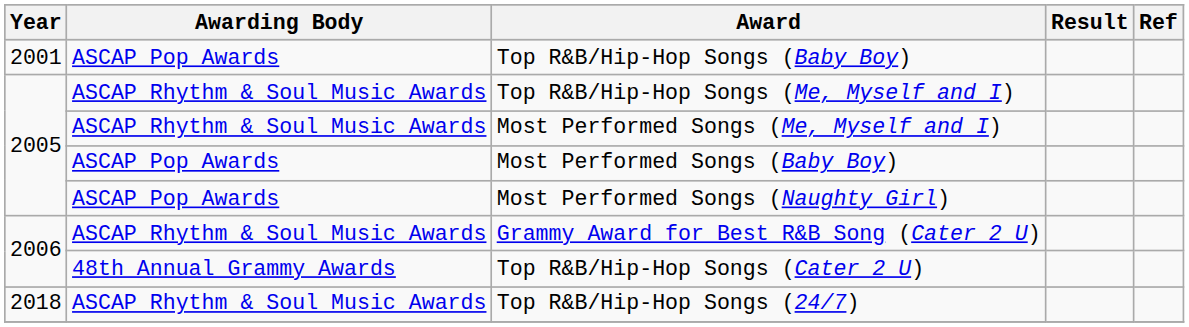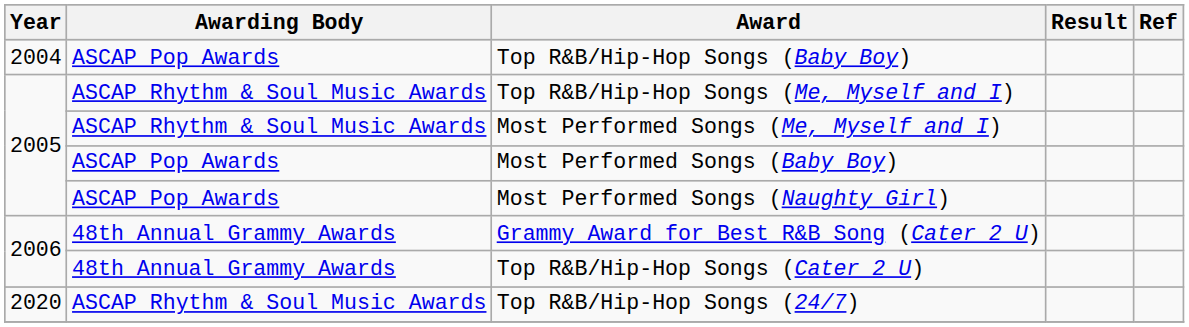(36, 58) 2001 -> (36, 58) 2004
(279, 233) ASCAP Rhythm & Soul Music Awards -> (234, 233) 48th Annual Grammy Awards
(36, 304) 2018 -> (36, 304) 2020
